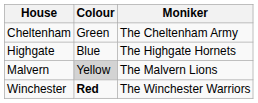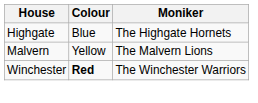- row: (39, 32)
(93, 70) lightgrey background -> (89, 51) no background
